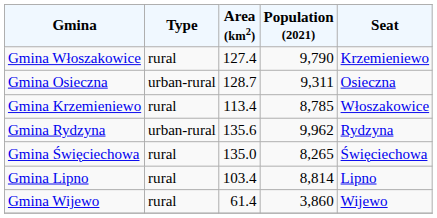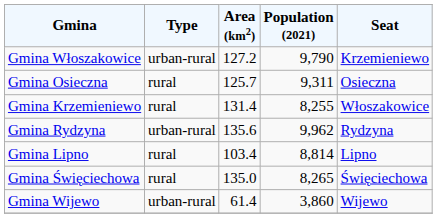(162, 58) rural -> (182, 58) urban-rural
(240, 58) 127.4 -> (240, 58) 127.2
(182, 82) urban-rural -> (162, 82) rural
(240, 82) 128.7 -> (240, 82) 125.7
(240, 106) 113.4 -> (240, 106) 131.4
(317, 106) 8,785 -> (317, 106) 8,255
rows swapped: (74, 153) <-> (48, 177)
(162, 201) rural -> (182, 201) urban-rural
